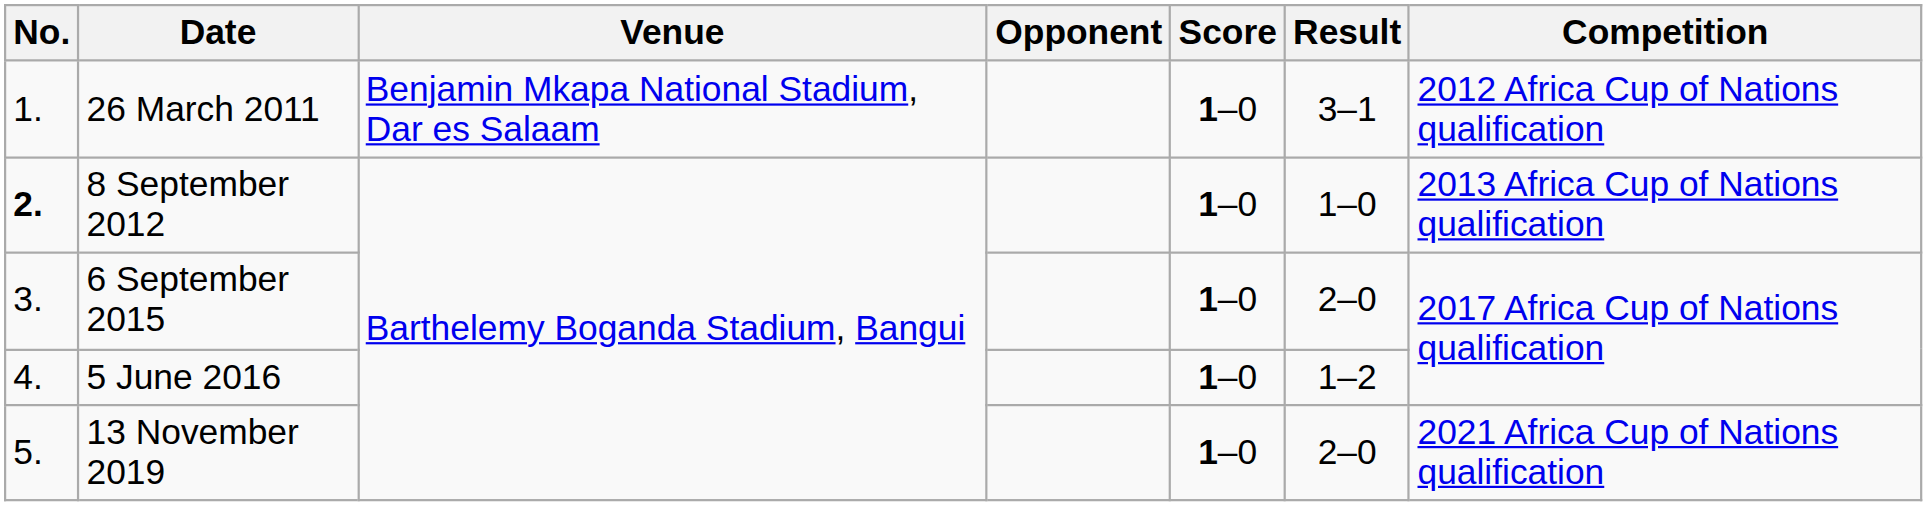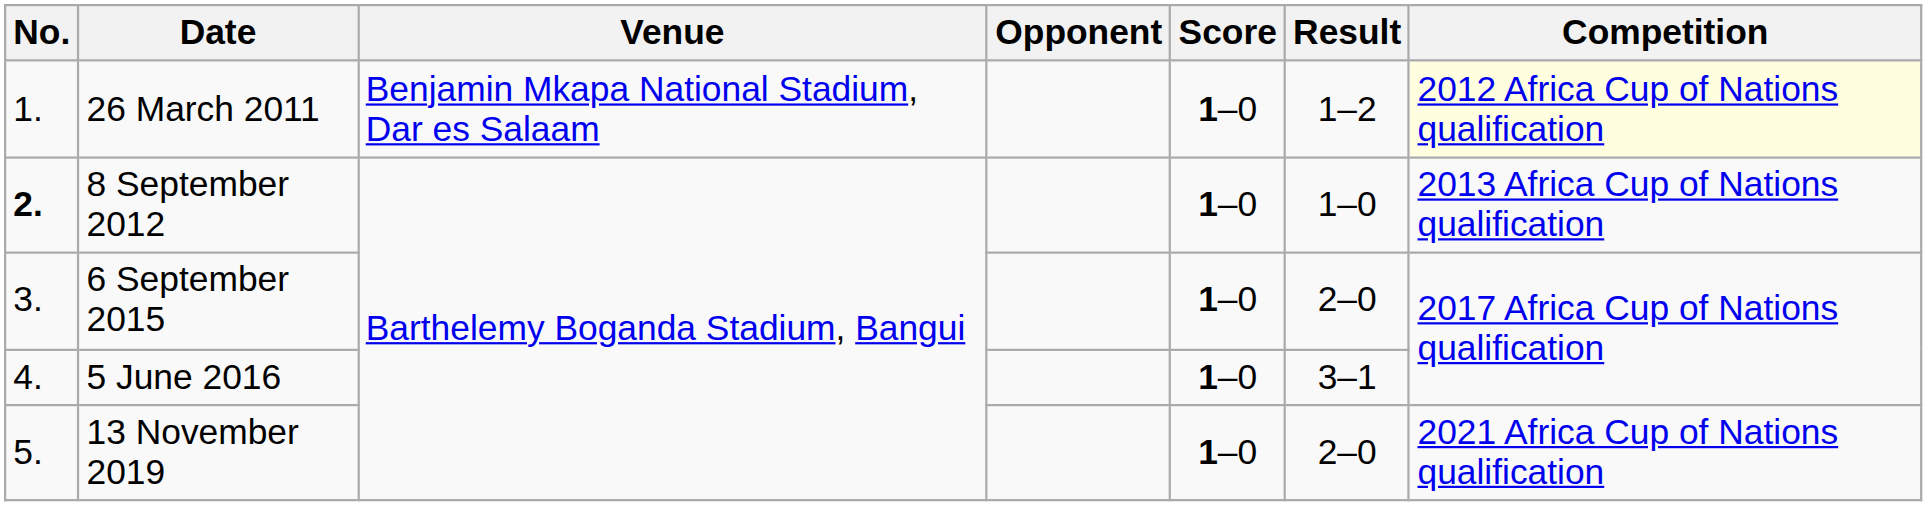(1347, 108) 3–1 -> (1347, 108) 1–2
(1628, 108) no background -> (1628, 108) lightyellow background
(1347, 376) 1–2 -> (1347, 376) 3–1
